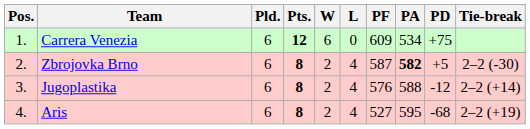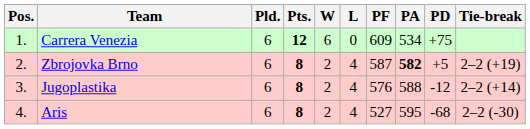(490, 64) 2–2 (-30) -> (490, 64) 2–2 (+19)
(490, 111) 2–2 (+19) -> (490, 111) 2–2 (-30)
